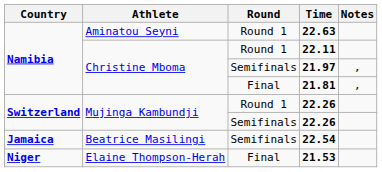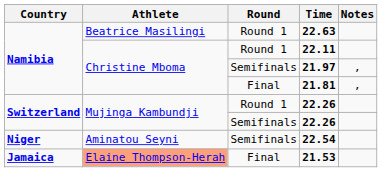(132, 31) Aminatou Seyni -> (145, 31) Beatrice Masilingi
(30, 139) Jamaica -> (24, 139) Niger
(145, 139) Beatrice Masilingi -> (132, 139) Aminatou Seyni
(24, 158) Niger -> (30, 158) Jamaica
(155, 158) no background -> (155, 158) lightsalmon background
